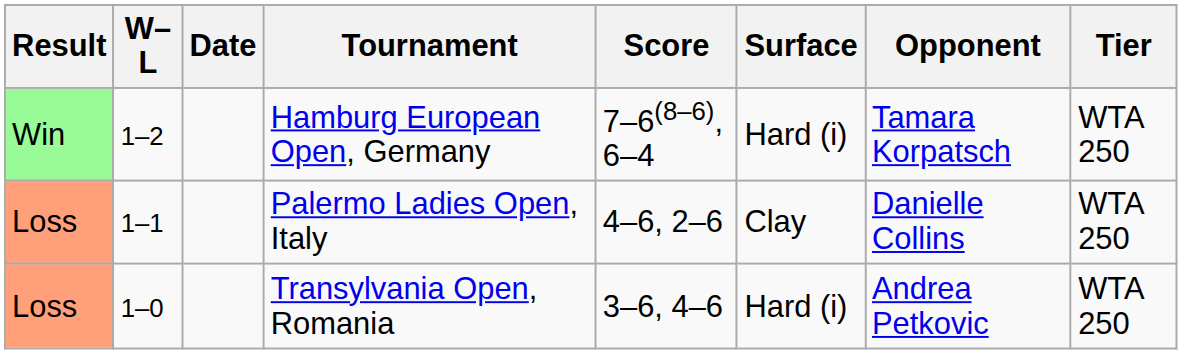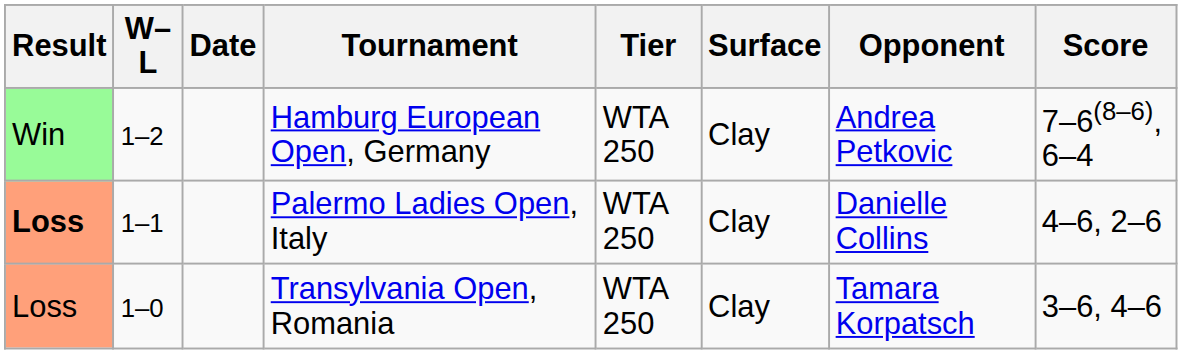columns swapped: (1124, 46) <-> (667, 46)
(796, 134) Hard (i) -> (739, 134) Clay
(942, 134) Tamara Korpatsch -> (894, 134) Andrea Petkovic
(45, 222) normal -> (48, 222) bold
(796, 305) Hard (i) -> (739, 305) Clay
(930, 305) Andrea Petkovic -> (905, 305) Tamara Korpatsch
